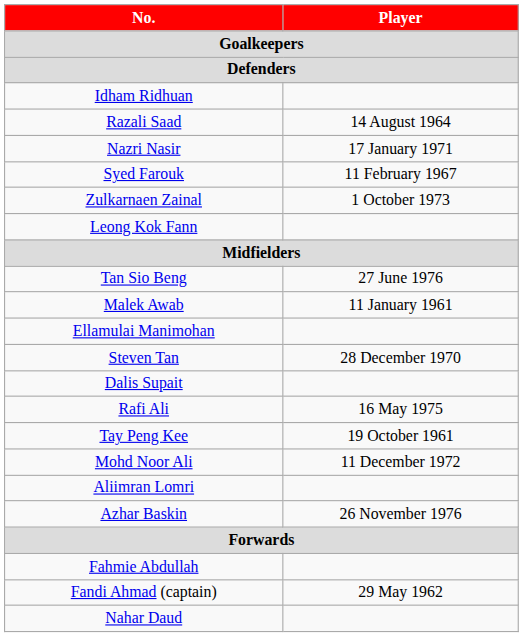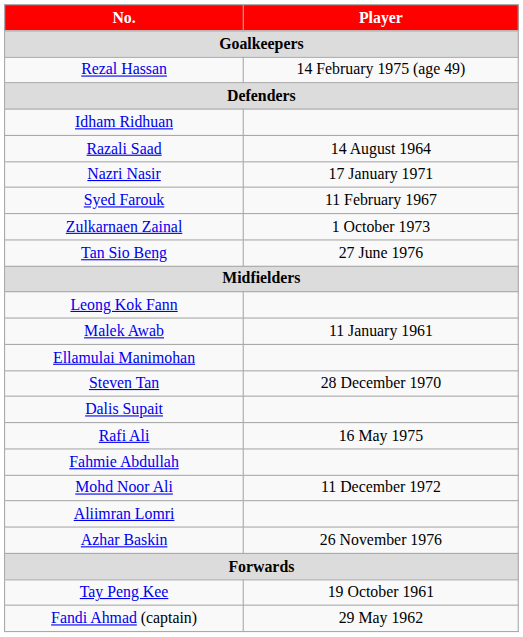+ row: (124, 70)
rows swapped: (144, 279) <-> (144, 226)
rows swapped: (144, 566) <-> (144, 435)
- row: (144, 618)
